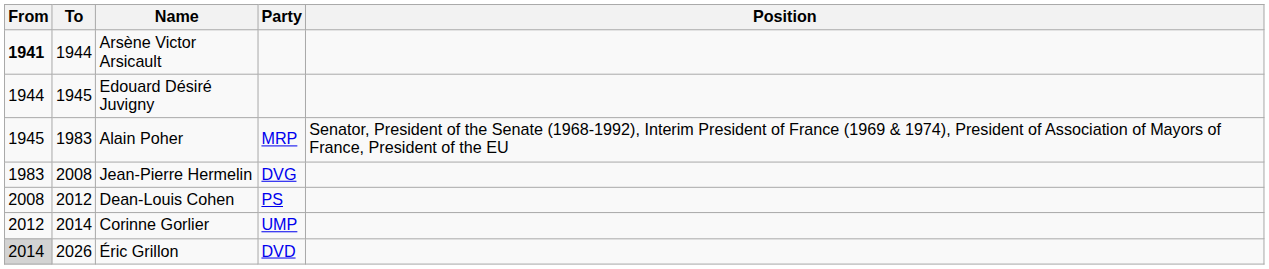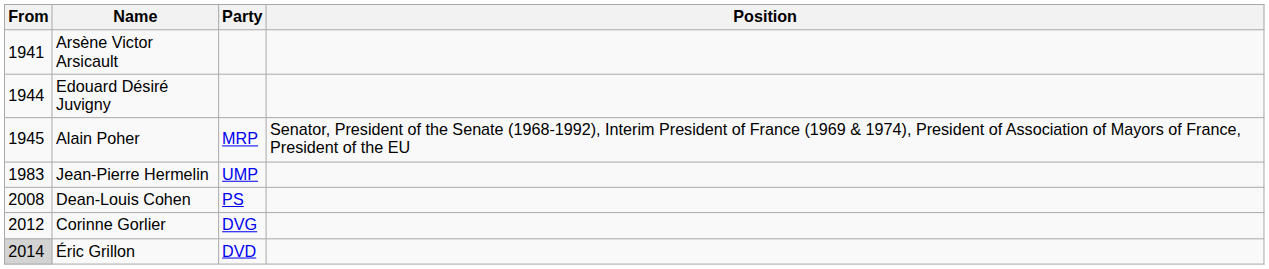- column: (74, 17)
(26, 52) bold -> (26, 52) normal
(279, 174) DVG -> (240, 174) UMP
(279, 225) UMP -> (240, 225) DVG
